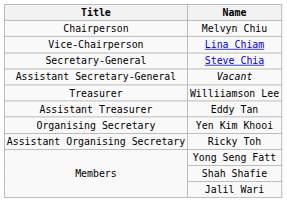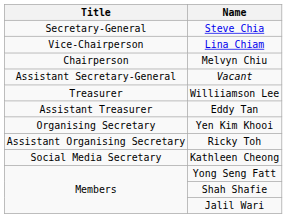rows swapped: (235, 29) <-> (235, 61)
+ row: (235, 157)
